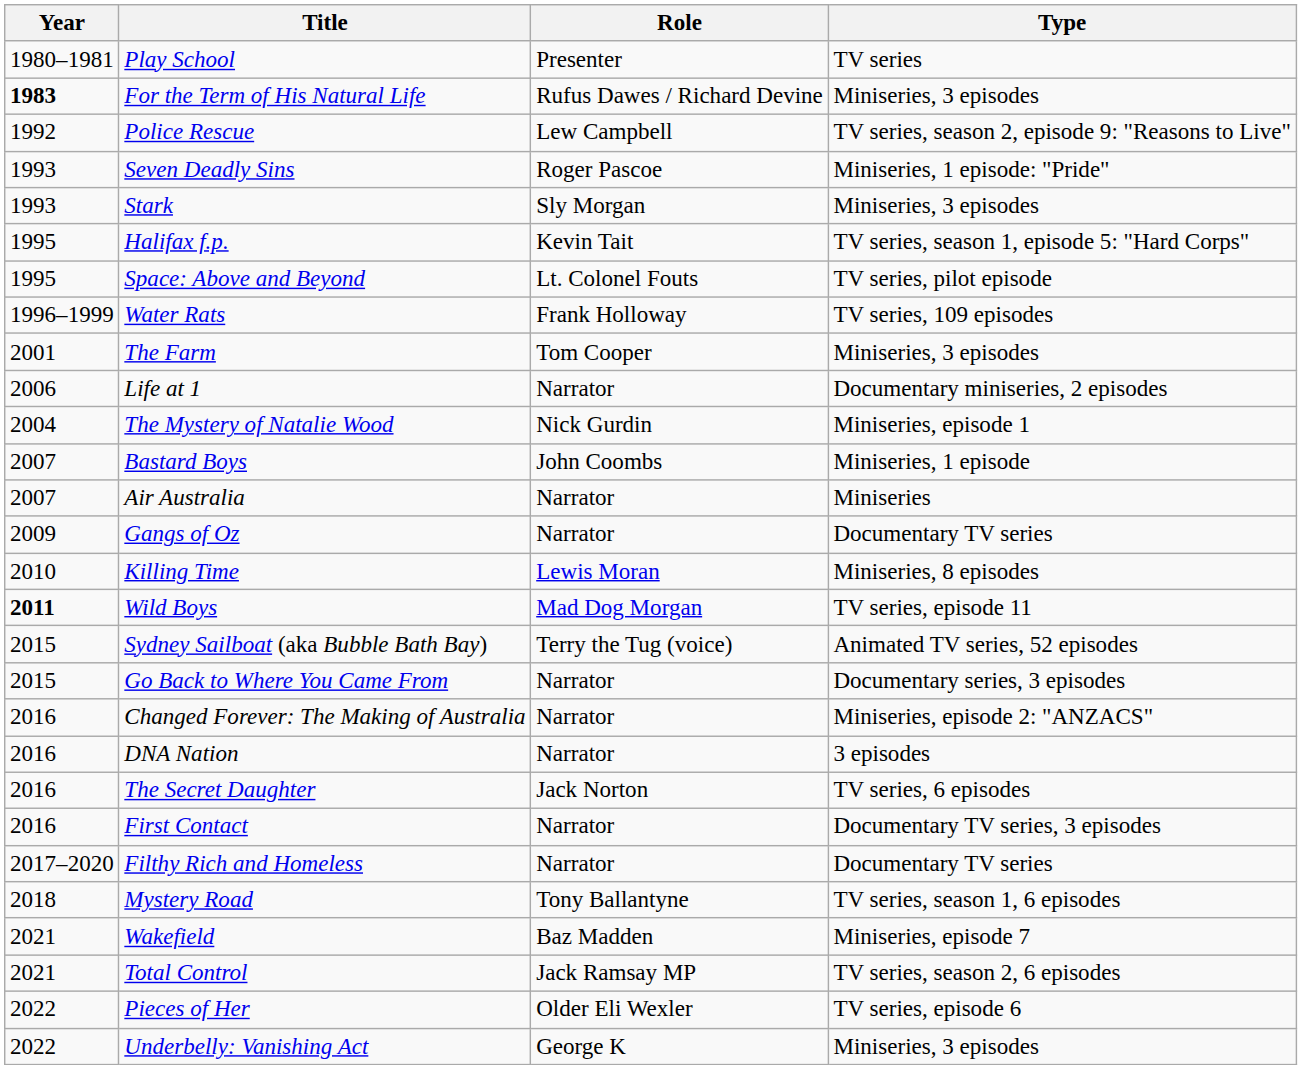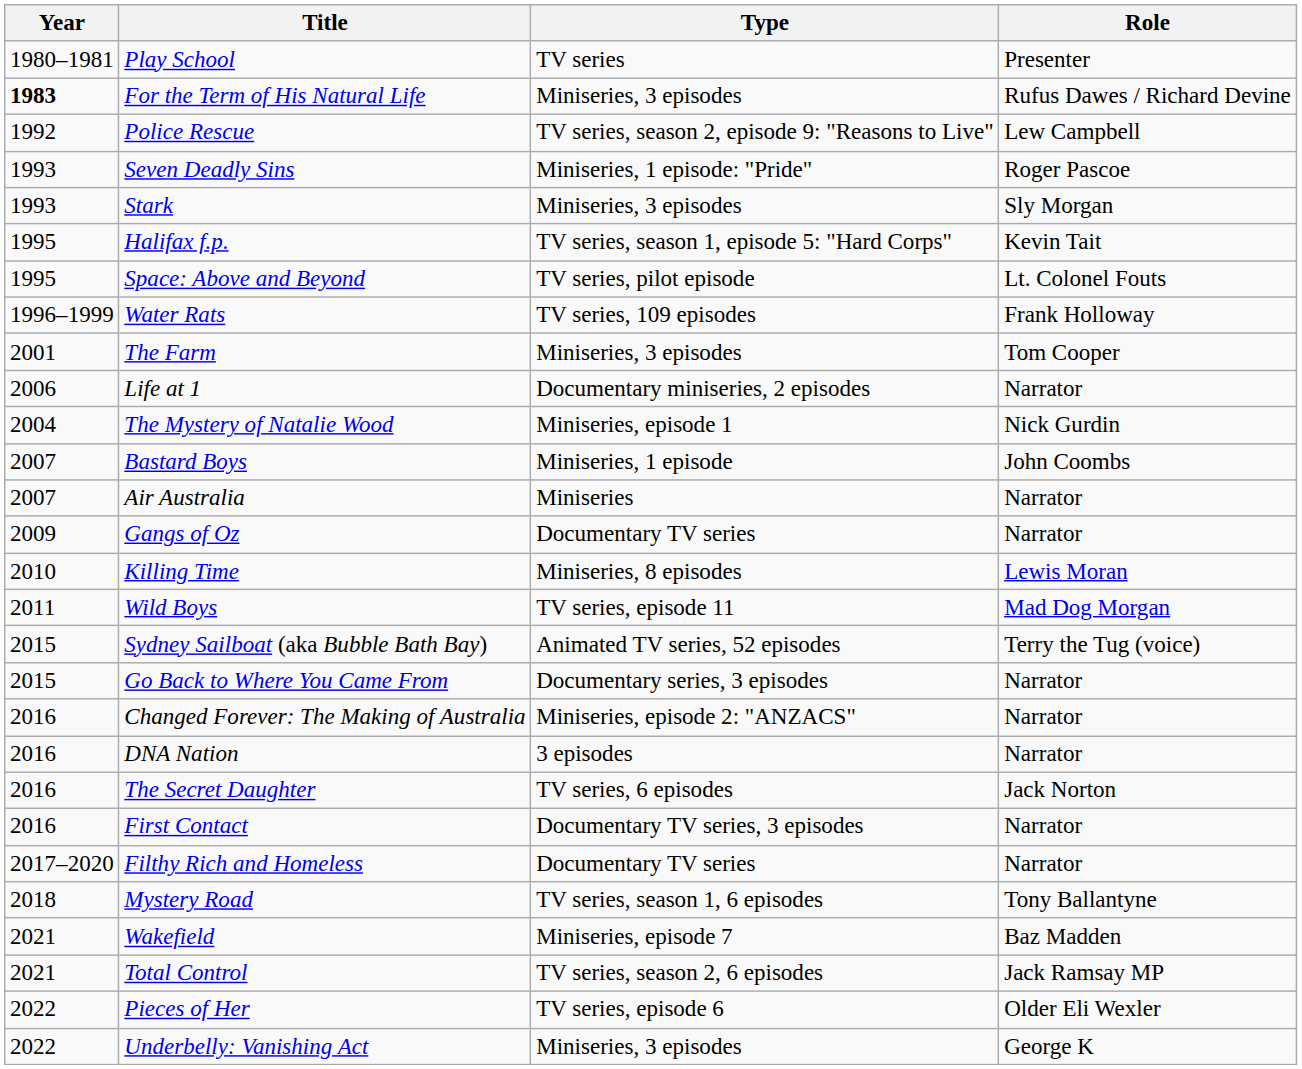columns swapped: (680, 22) <-> (1062, 22)
(32, 607) bold -> (33, 607) normal
